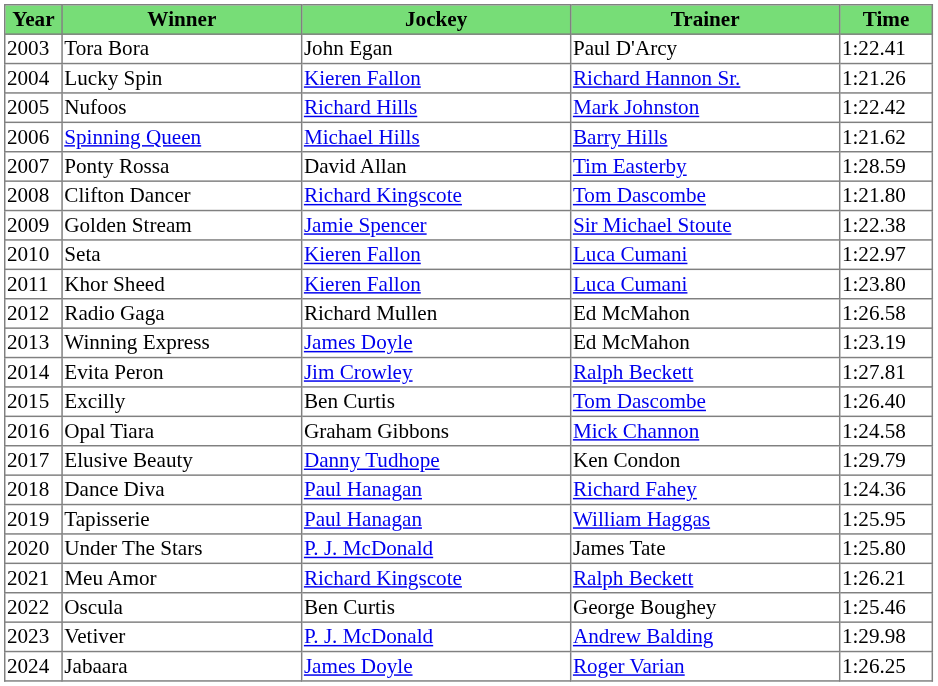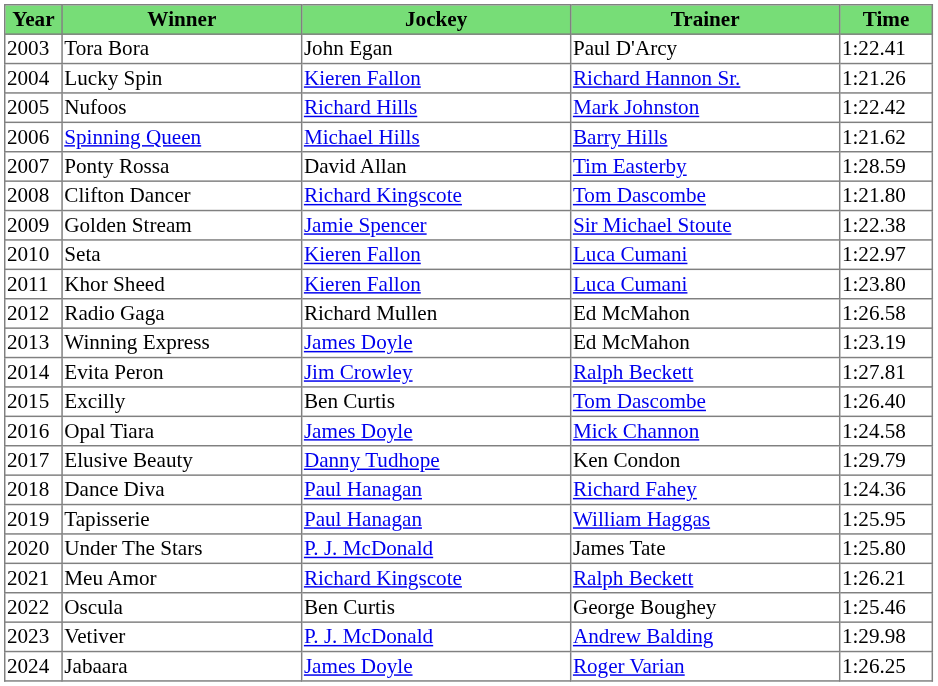(376, 430) Graham Gibbons -> (358, 430) James Doyle
